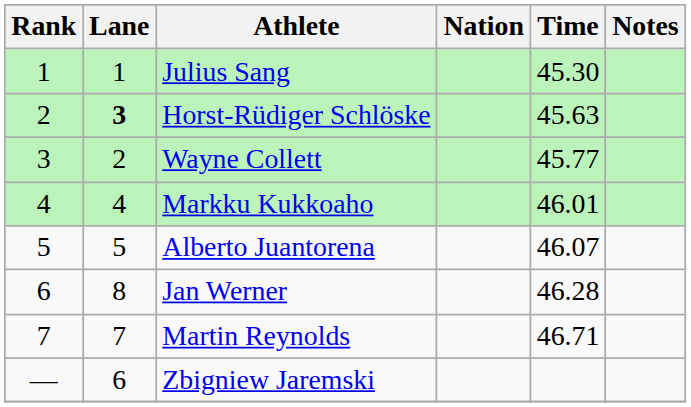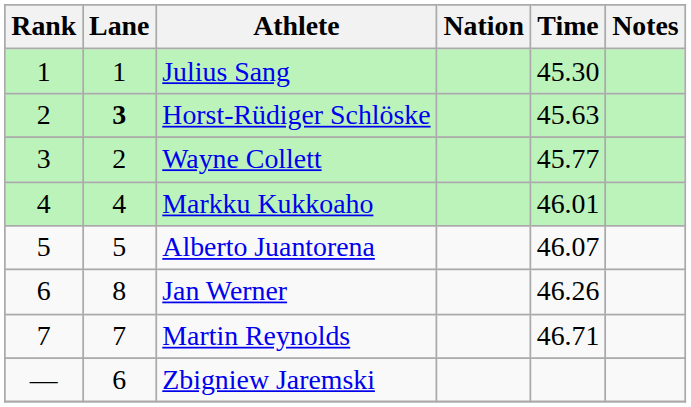(568, 291) 46.28 -> (568, 291) 46.26
